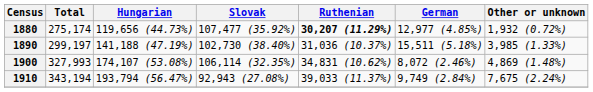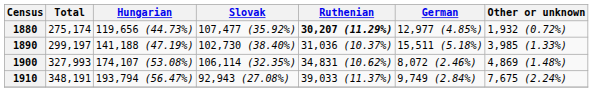(70, 79) 343,194 -> (70, 79) 348,191
